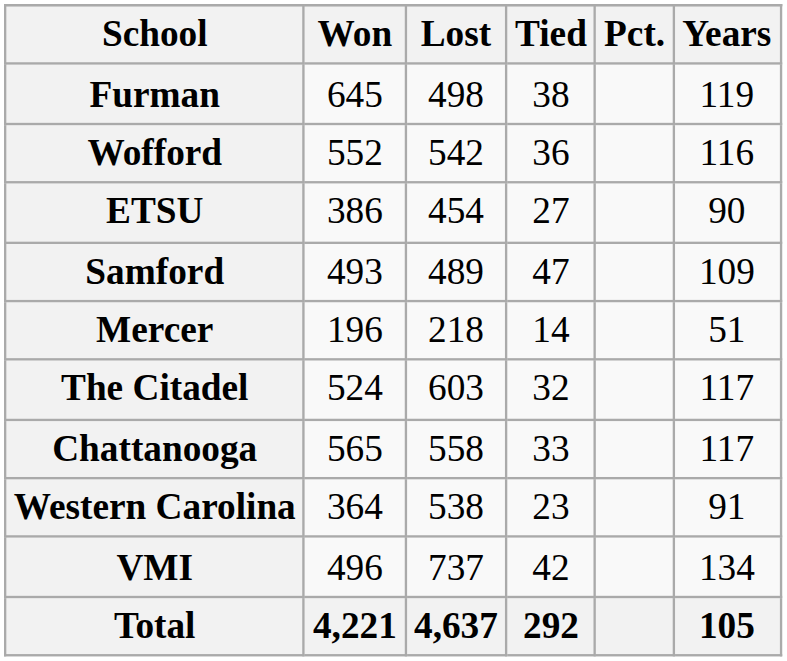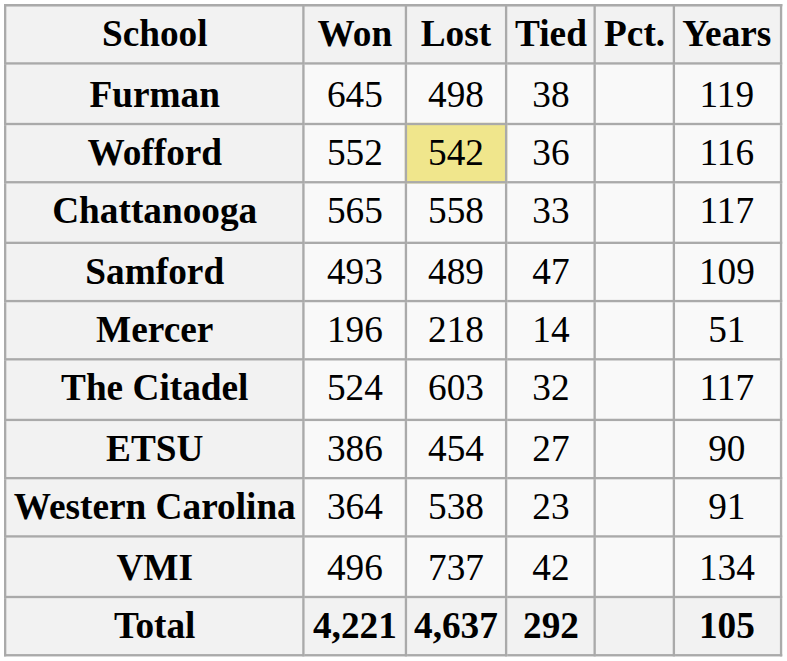(456, 152) no background -> (456, 152) khaki background
rows swapped: (155, 447) <-> (155, 211)
